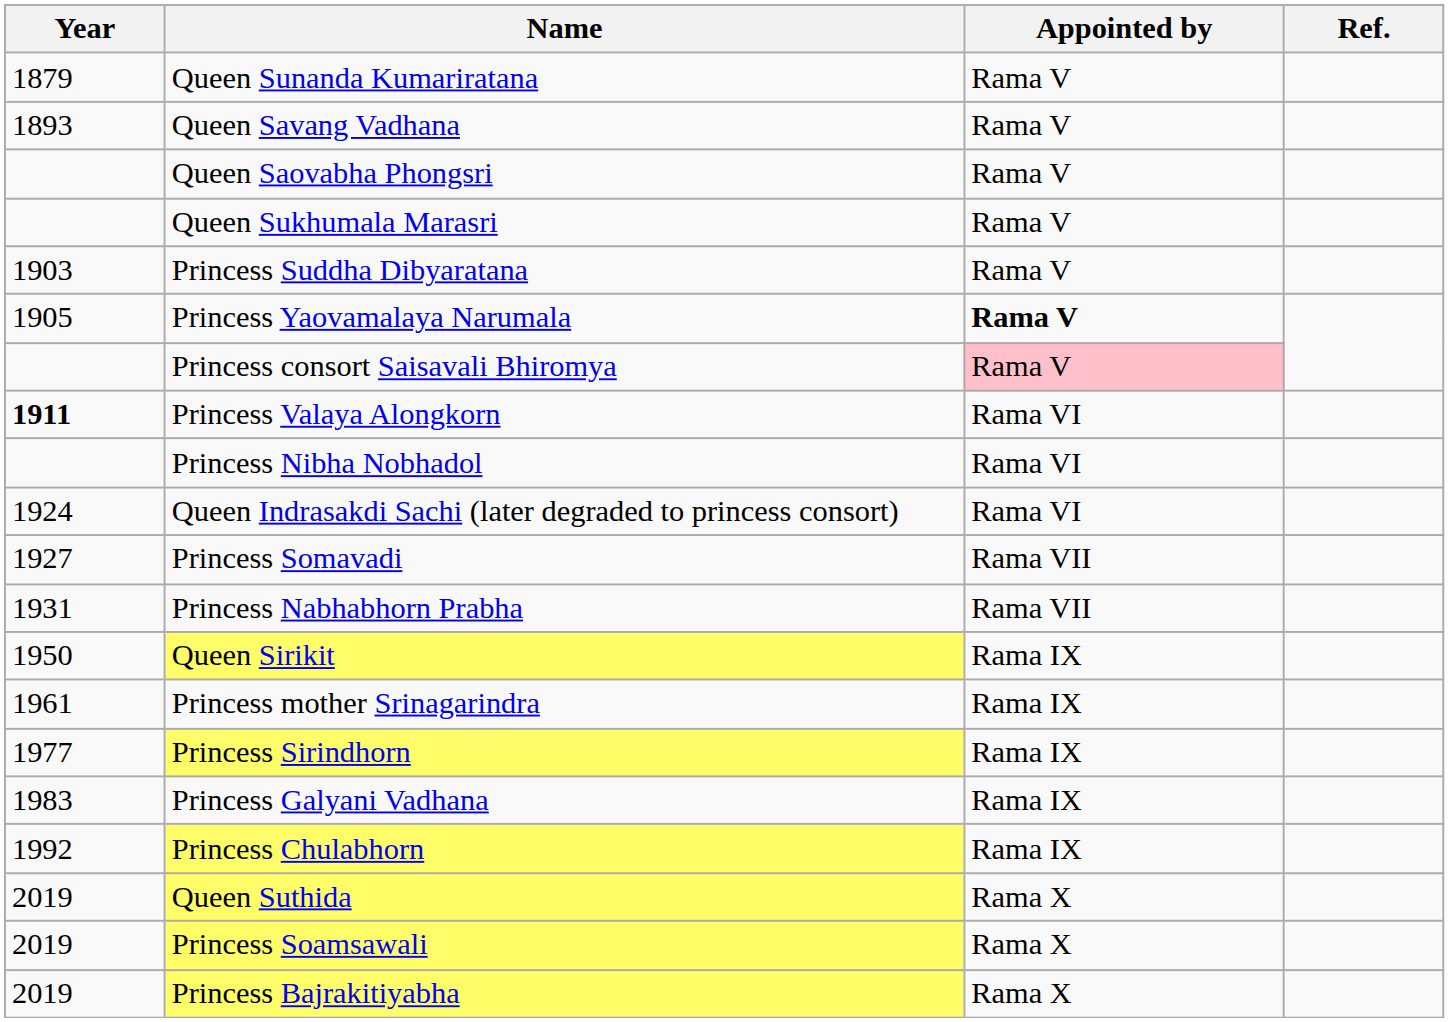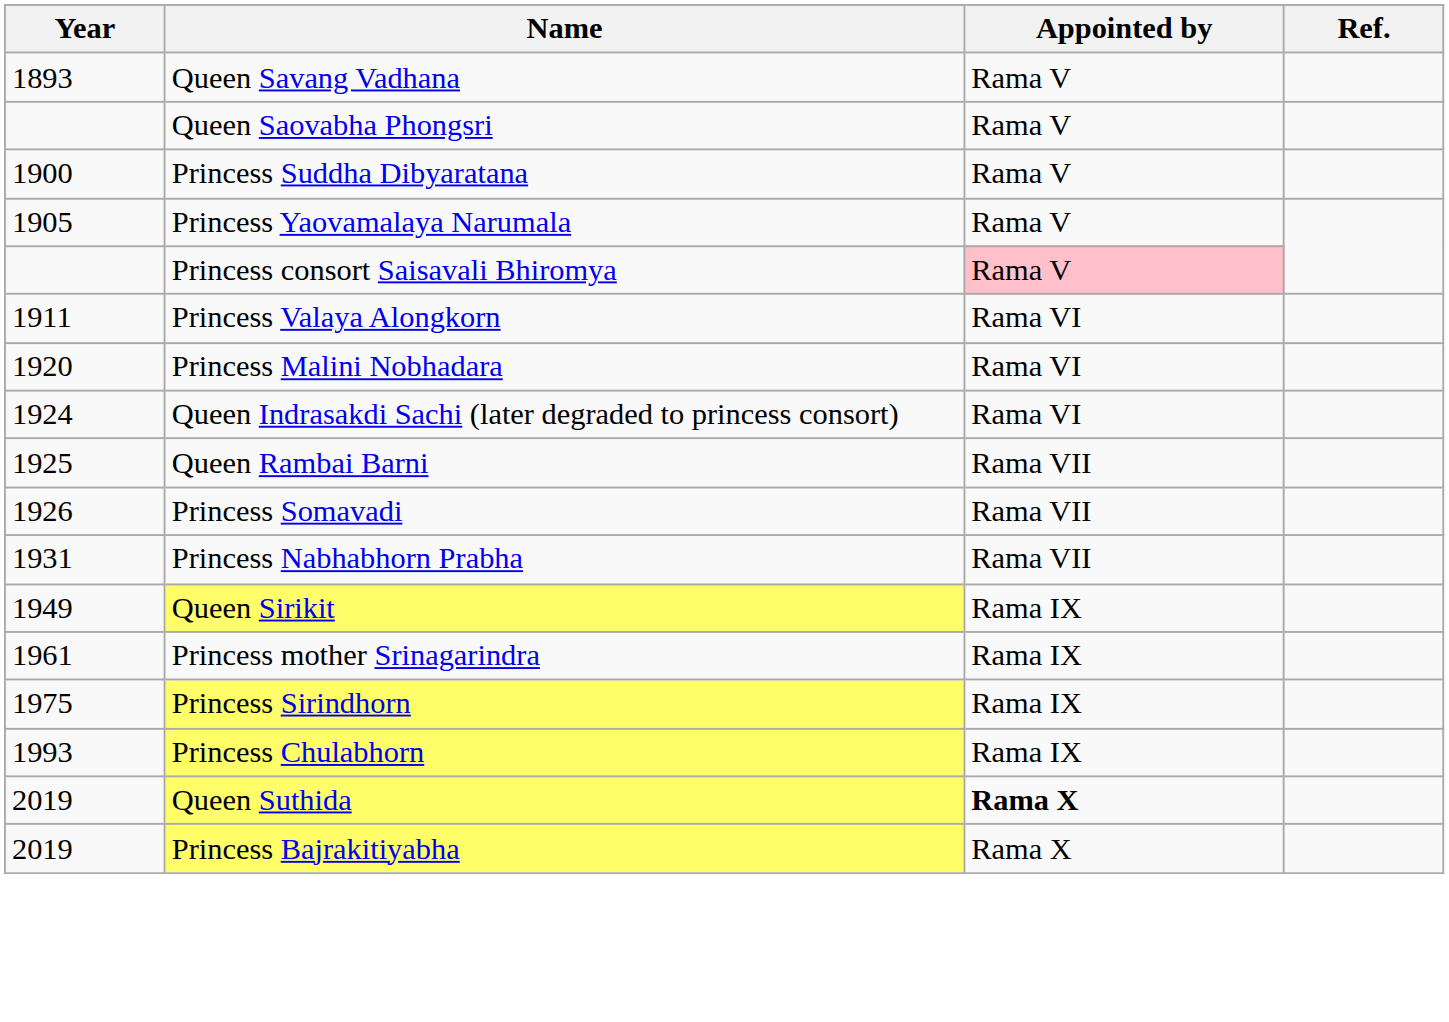- row: (355, 76)
- row: (335, 221)
(42, 269) 1903 -> (42, 173) 1900
(1025, 317) bold -> (1021, 221) normal
(42, 414) bold -> (42, 317) normal
+ row: (337, 366)
- row: (327, 462)
+ row: (300, 462)
(42, 558) 1927 -> (42, 510) 1926
(42, 655) 1950 -> (42, 607) 1949
(42, 751) 1977 -> (42, 703) 1975
- row: (330, 800)
(42, 848) 1992 -> (42, 751) 1993
(1022, 896) normal -> (1025, 800) bold
- row: (300, 944)
